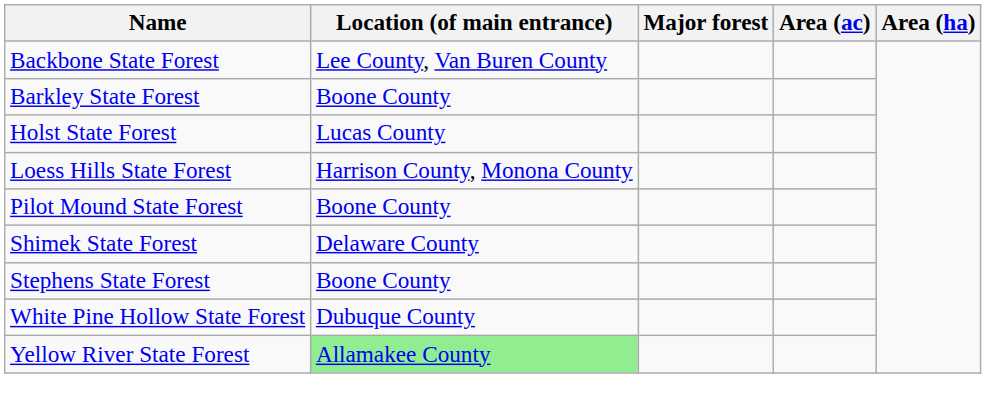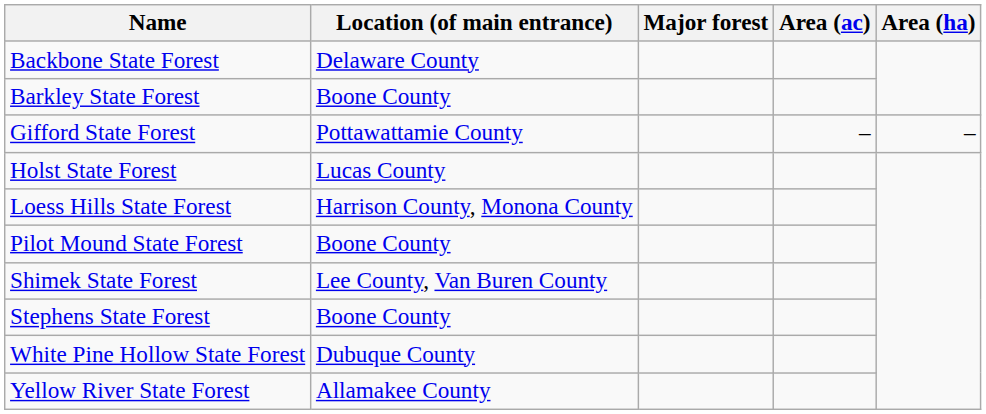(462, 59) Lee County, Van Buren County -> (397, 59) Delaware County
+ row: (103, 133)
(397, 243) Delaware County -> (462, 280) Lee County, Van Buren County
(403, 354) lightgreen background -> (403, 390) no background
